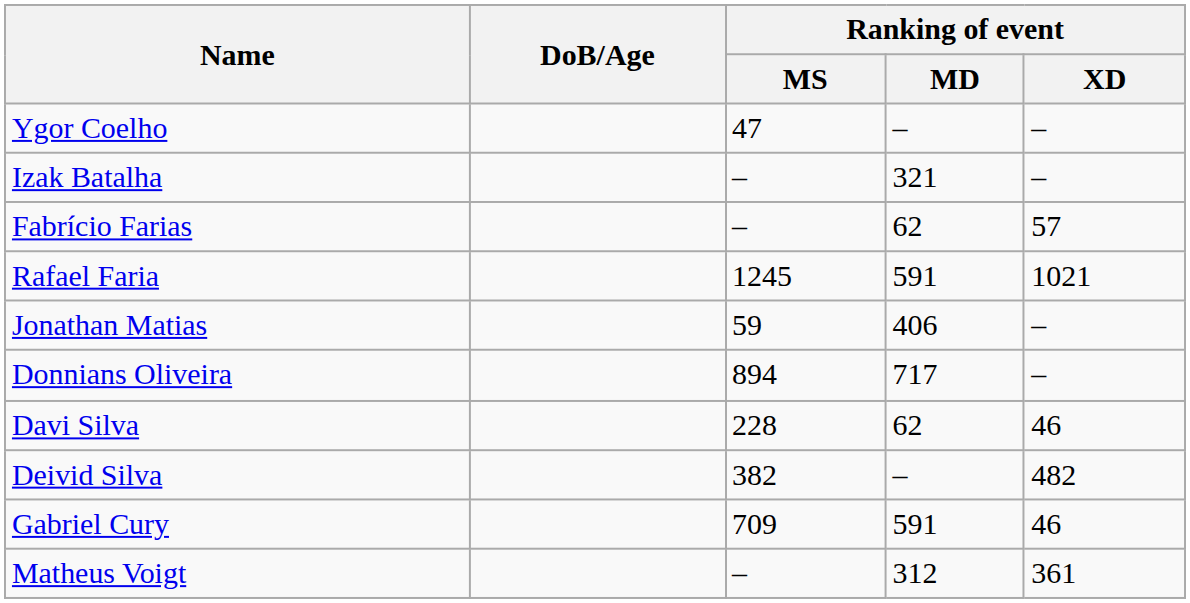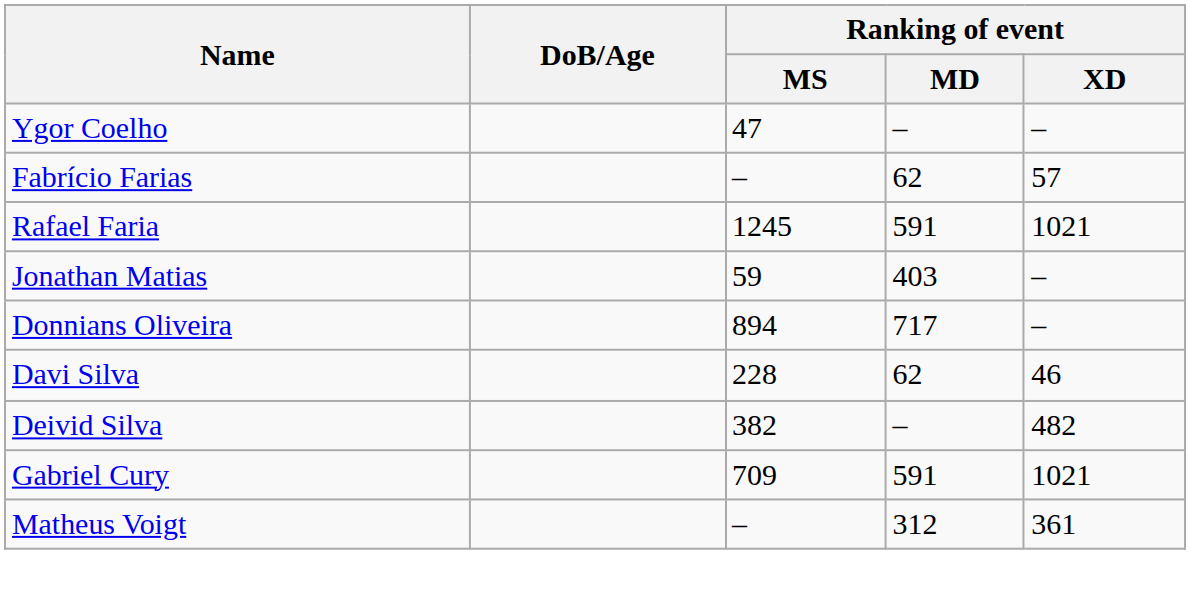- row: (87, 177)
(915, 325) 406 -> (915, 276) 403
(1046, 523) 46 -> (1061, 473) 1021
